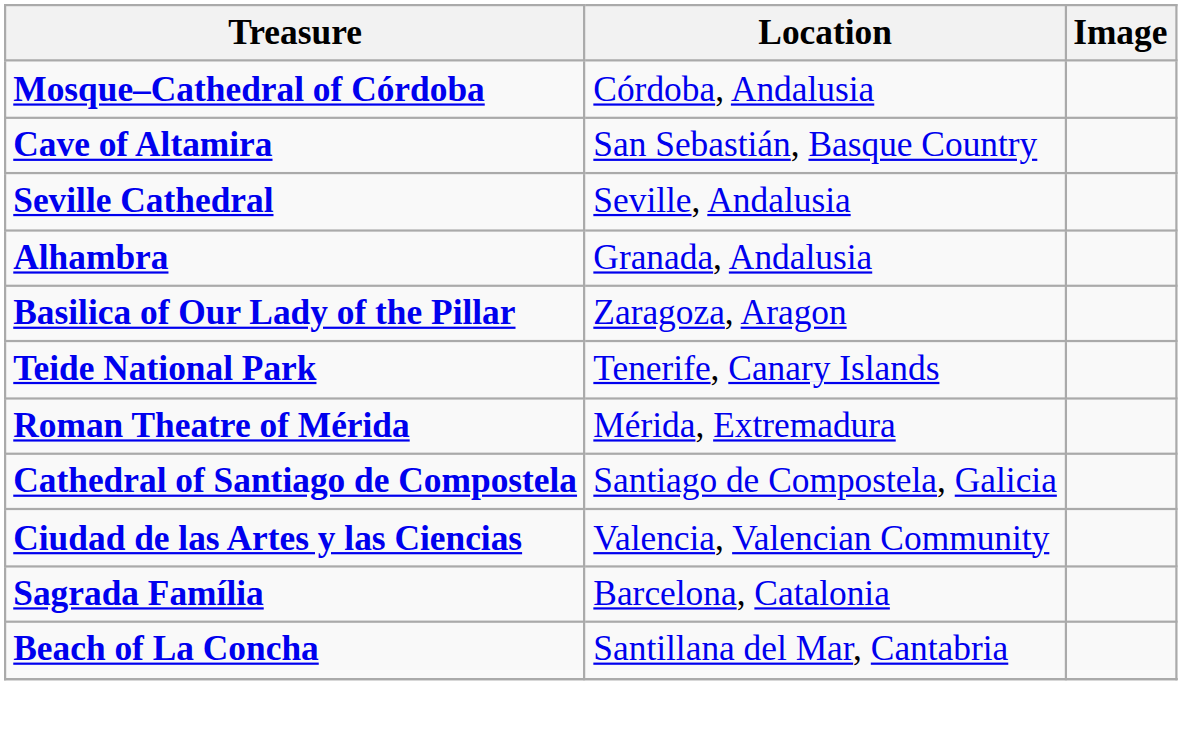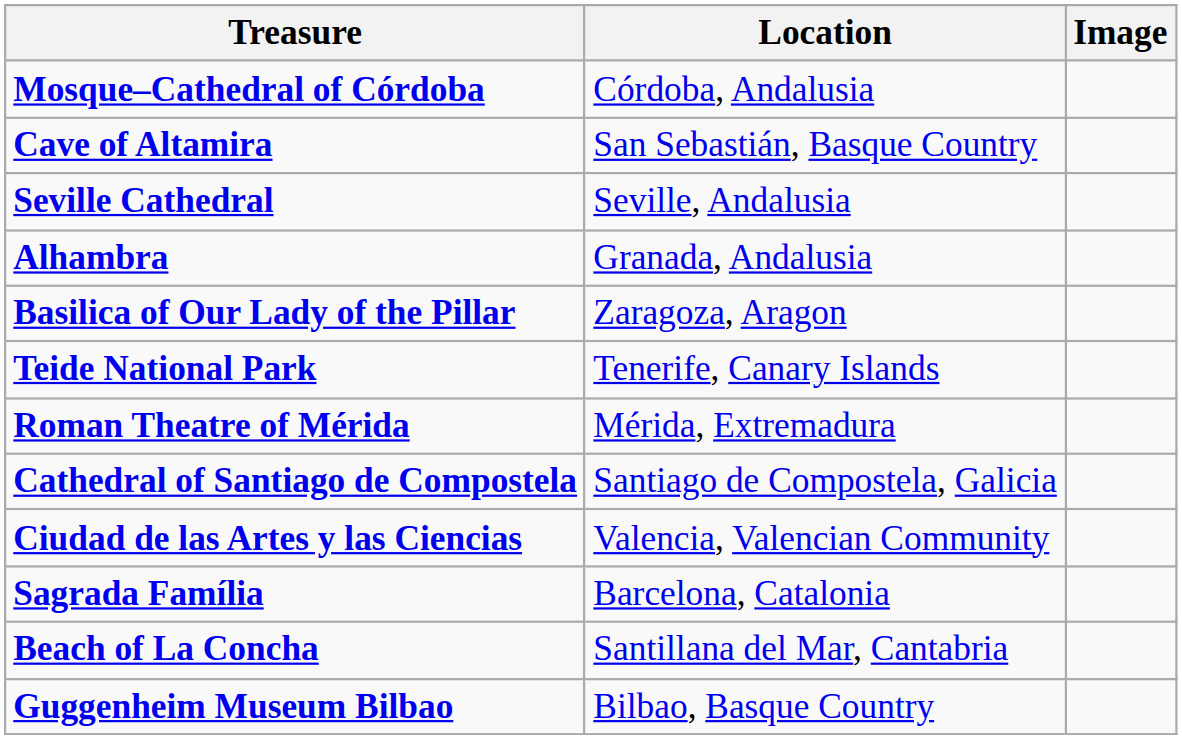+ row: (233, 705)
